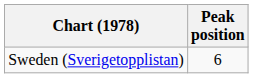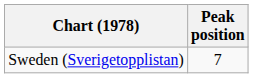(218, 60) 6 -> (218, 60) 7
